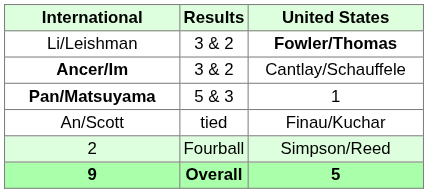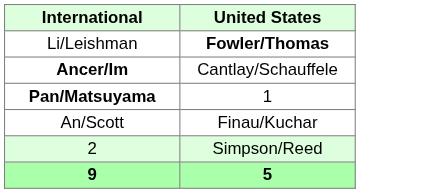- column: (214, 17)
